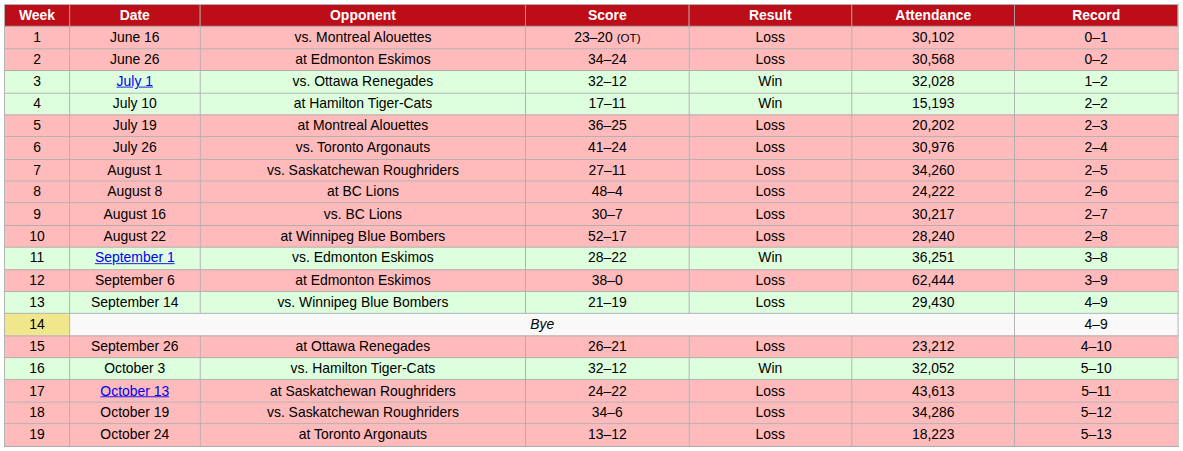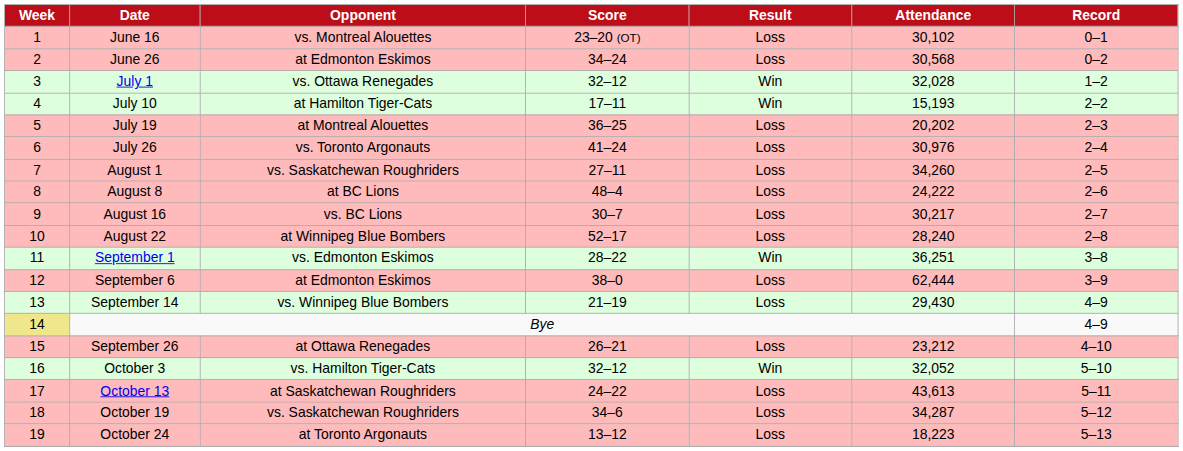(933, 412) 34,286 -> (933, 412) 34,287
